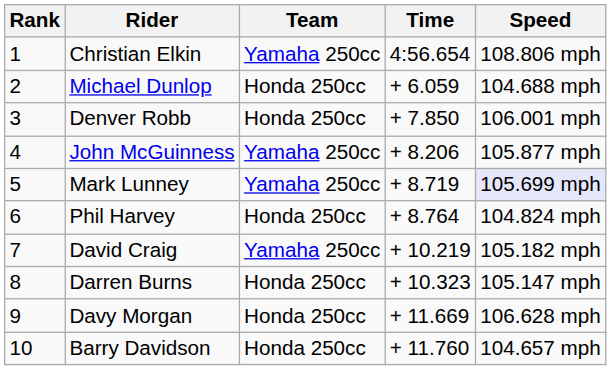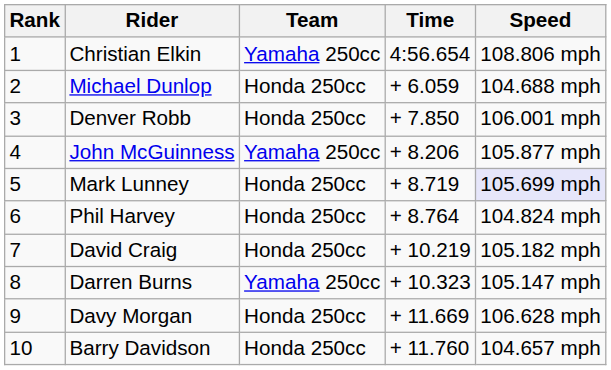(312, 184) Yamaha 250cc -> (305, 184) Honda 250cc
(312, 250) Yamaha 250cc -> (305, 250) Honda 250cc
(305, 282) Honda 250cc -> (312, 282) Yamaha 250cc
